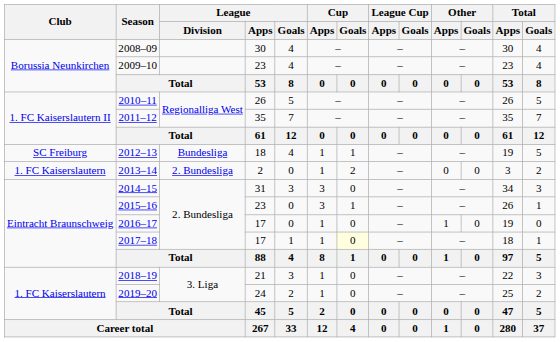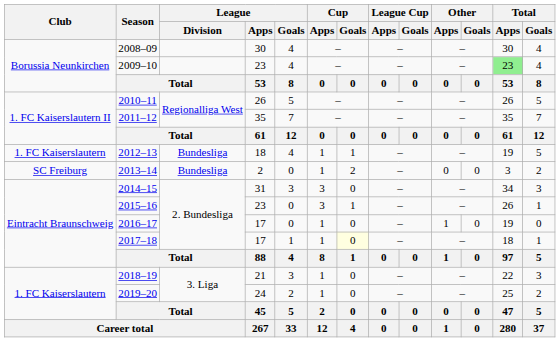(508, 65) no background -> (508, 65) lightgreen background
(60, 153) SC Freiburg -> (60, 153) 1. FC Kaiserslautern
(60, 170) 1. FC Kaiserslautern -> (60, 170) SC Freiburg
(202, 170) 2. Bundesliga -> (202, 170) Bundesliga
